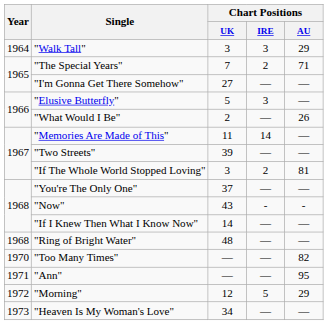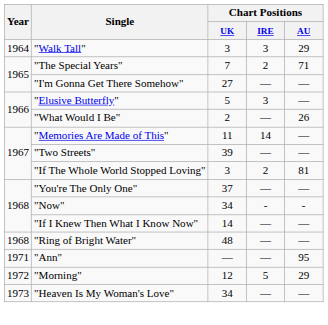(227, 205) 43 -> (227, 205) 34
- row: (76, 258)
